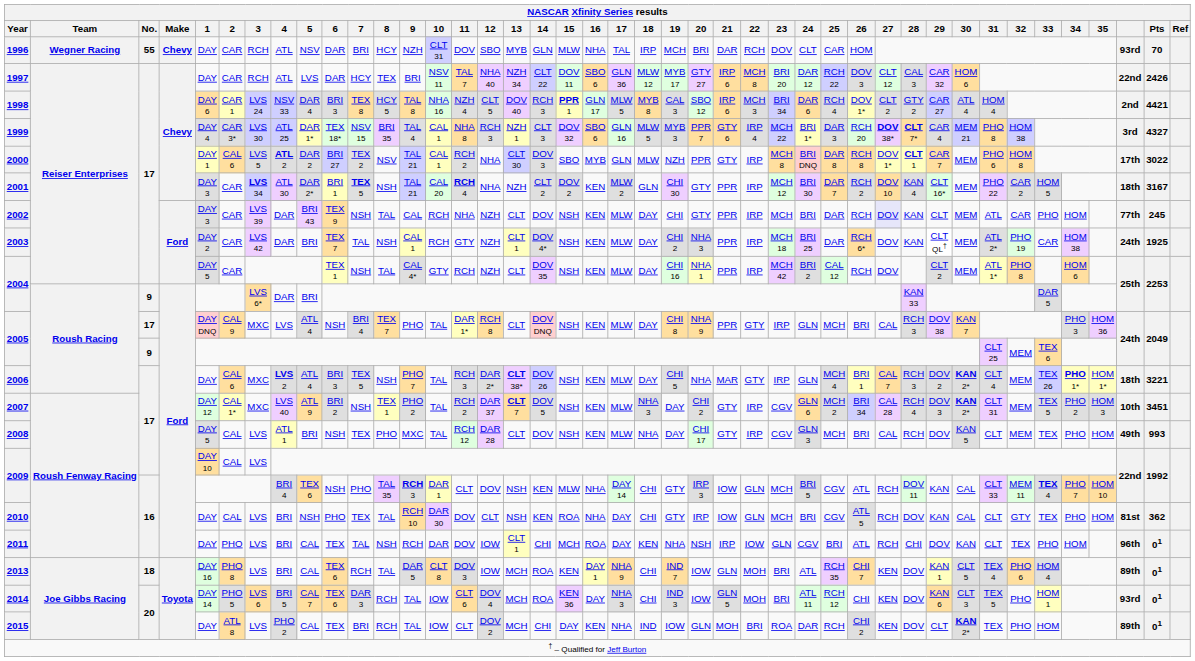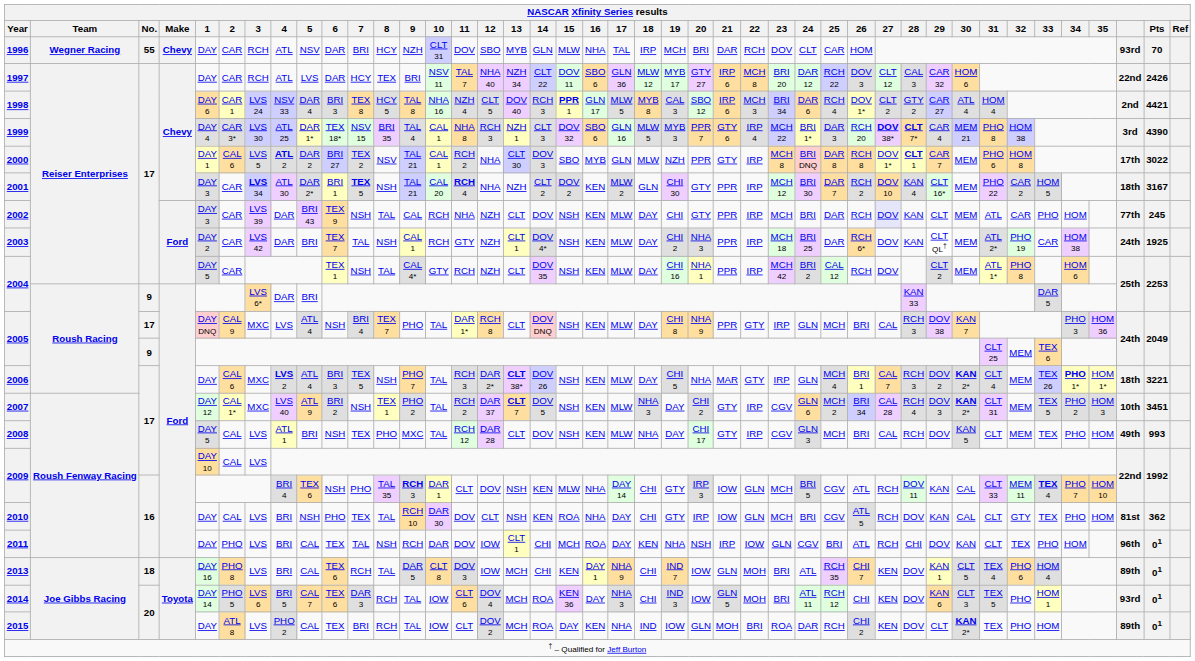(1157, 132) 4327 -> (1157, 132) 4390
(543, 571) ROA -> (543, 571) CHI
(543, 626) CHI -> (543, 626) ROA
